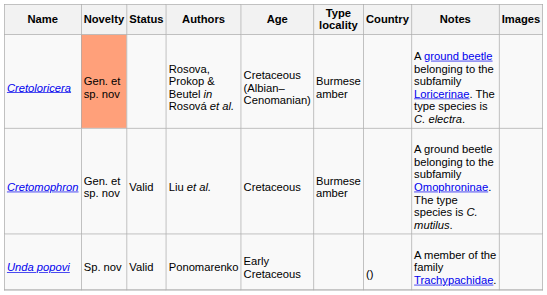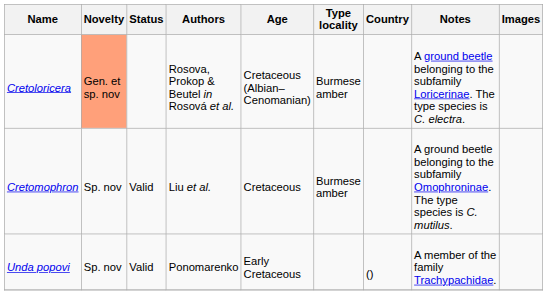(102, 187) Gen. et sp. nov -> (103, 187) Sp. nov
